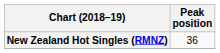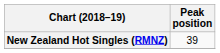(192, 40) 36 -> (192, 40) 39
